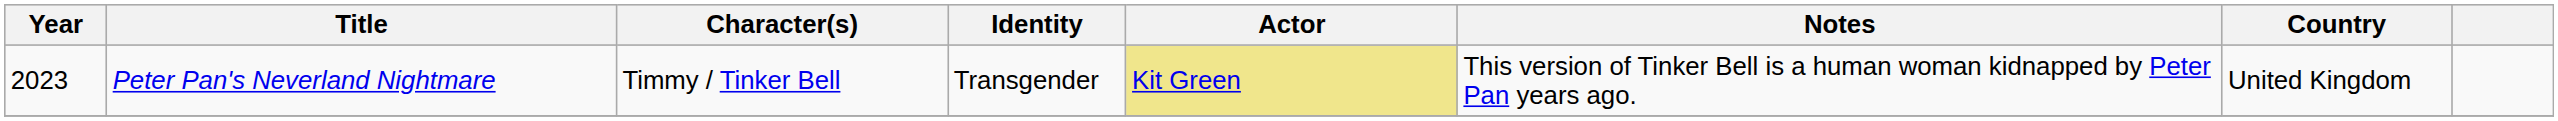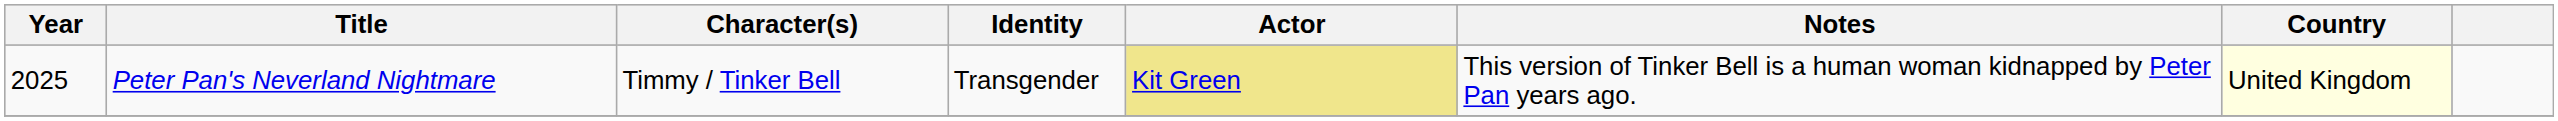(39, 80) 2023 -> (39, 80) 2025
(2320, 80) no background -> (2320, 80) lightyellow background
